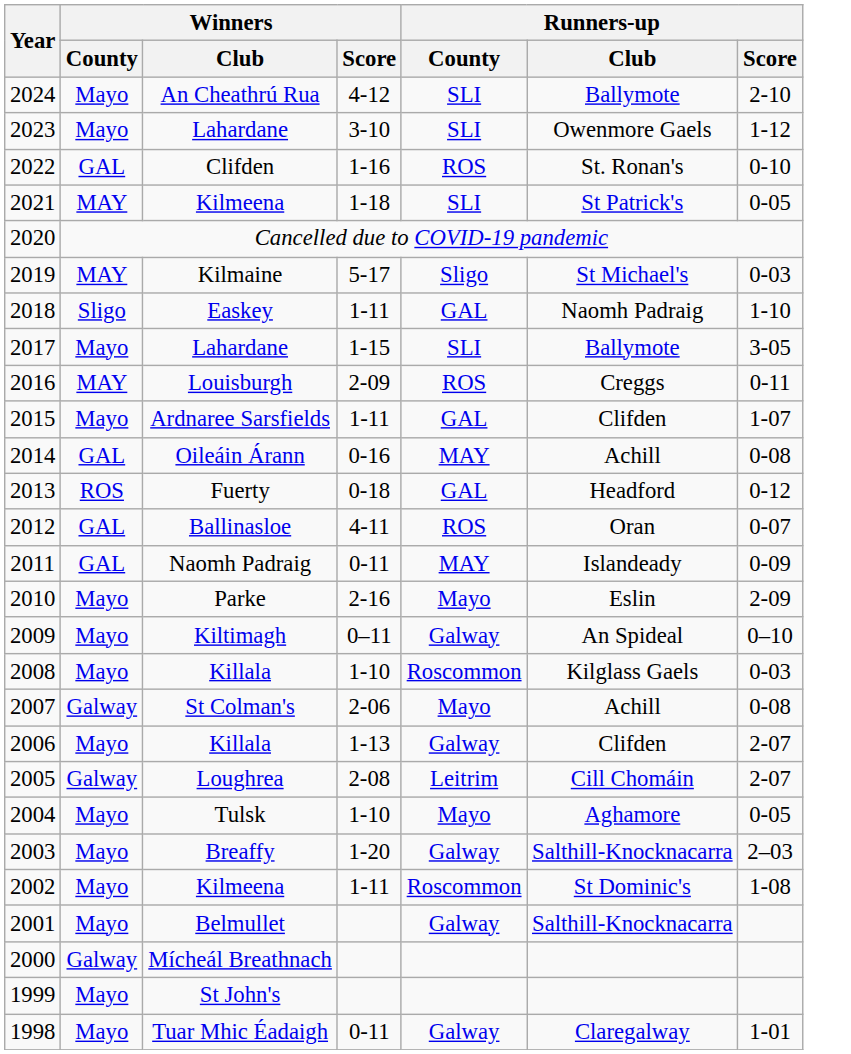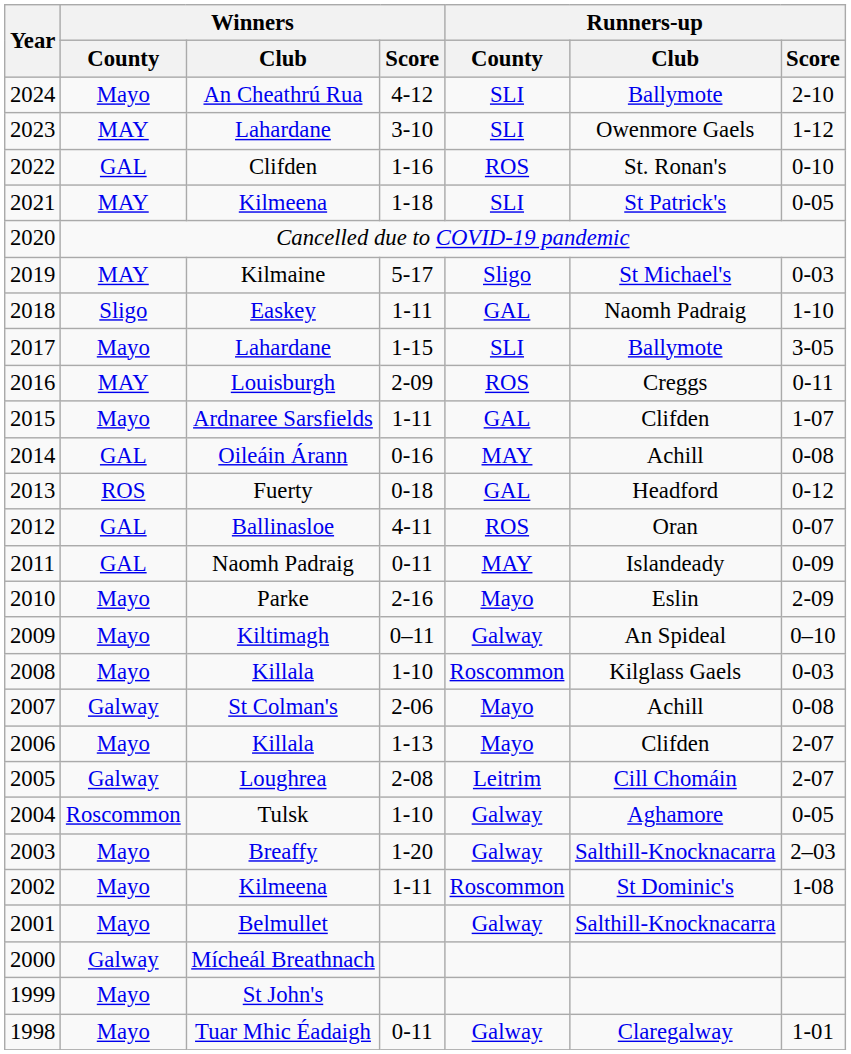(102, 130) Mayo -> (123, 130) MAY
(464, 743) Galway -> (507, 743) Mayo
(102, 815) Mayo -> (123, 815) Roscommon
(464, 815) Mayo -> (507, 815) Galway
